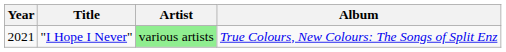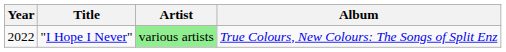(21, 36) 2021 -> (21, 36) 2022
